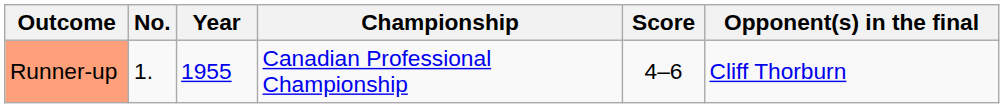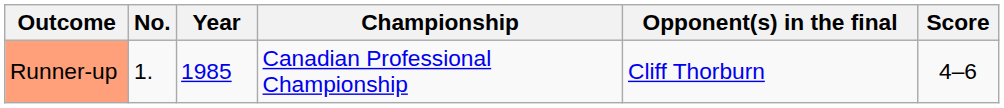columns swapped: (852, 22) <-> (664, 22)
(206, 71) 1955 -> (206, 71) 1985
